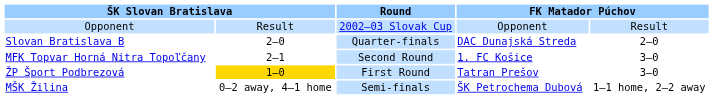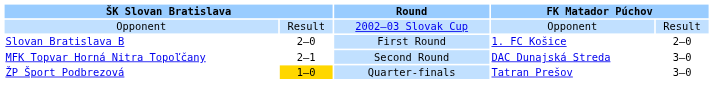(396, 42) Quarter-finals -> (412, 42) First Round
(517, 42) DAC Dunajská Streda -> (529, 42) 1. FC Košice
(495, 57) 1. FC Košice -> (551, 57) DAC Dunajská Streda
(396, 72) First Round -> (412, 72) Quarter-finals
- row: (37, 87)
